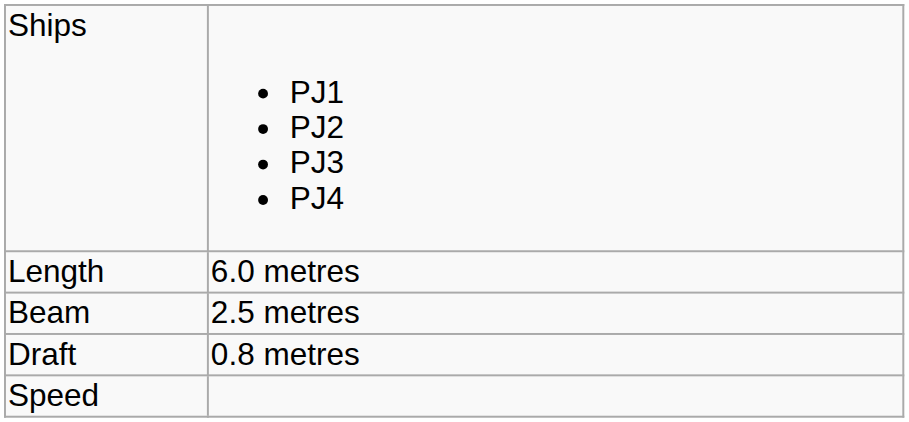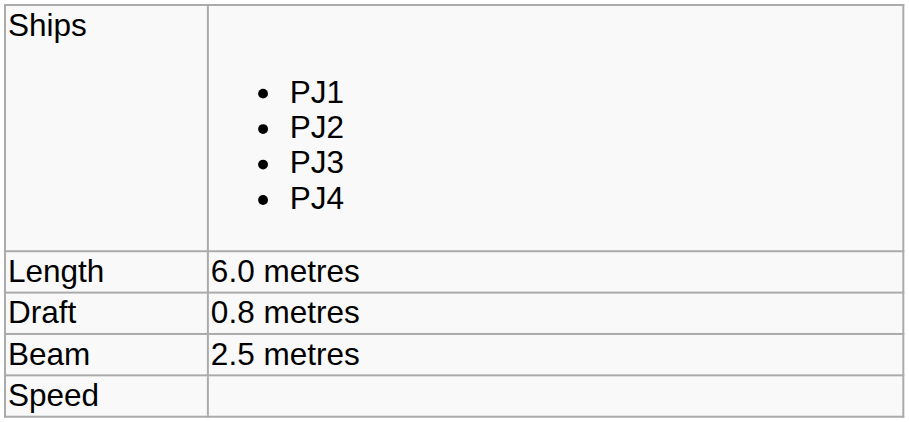rows swapped: (49, 312) <-> (42, 354)
